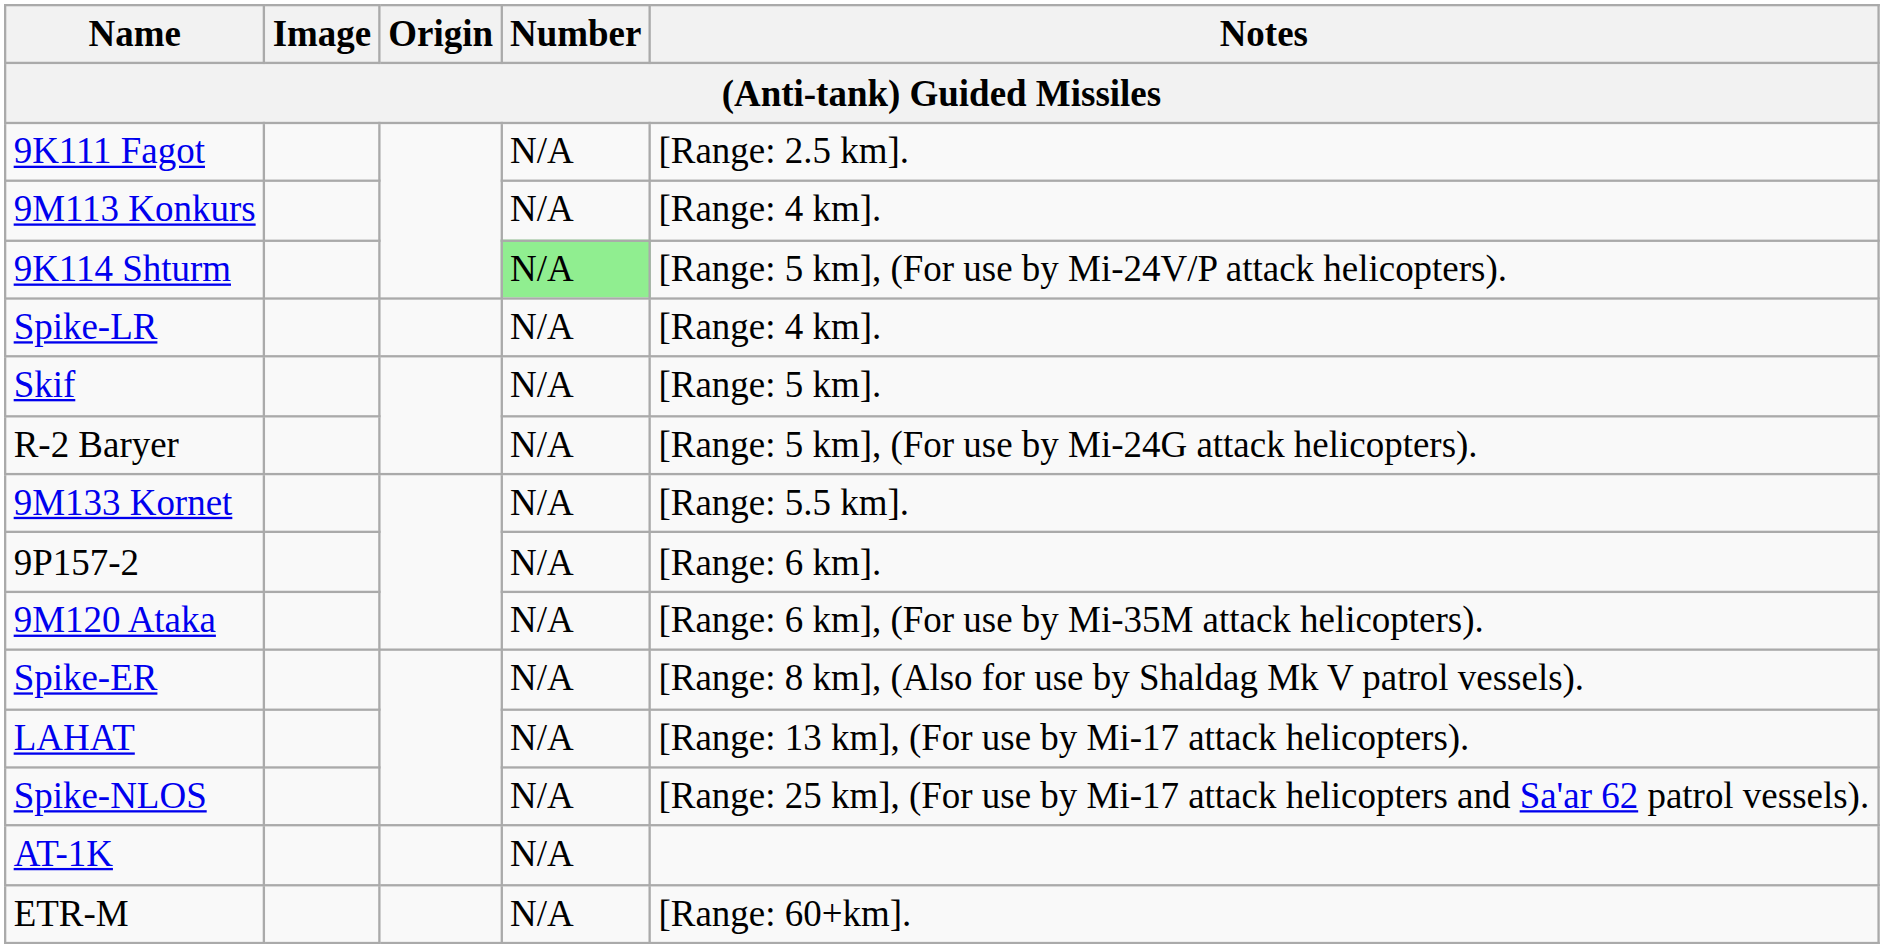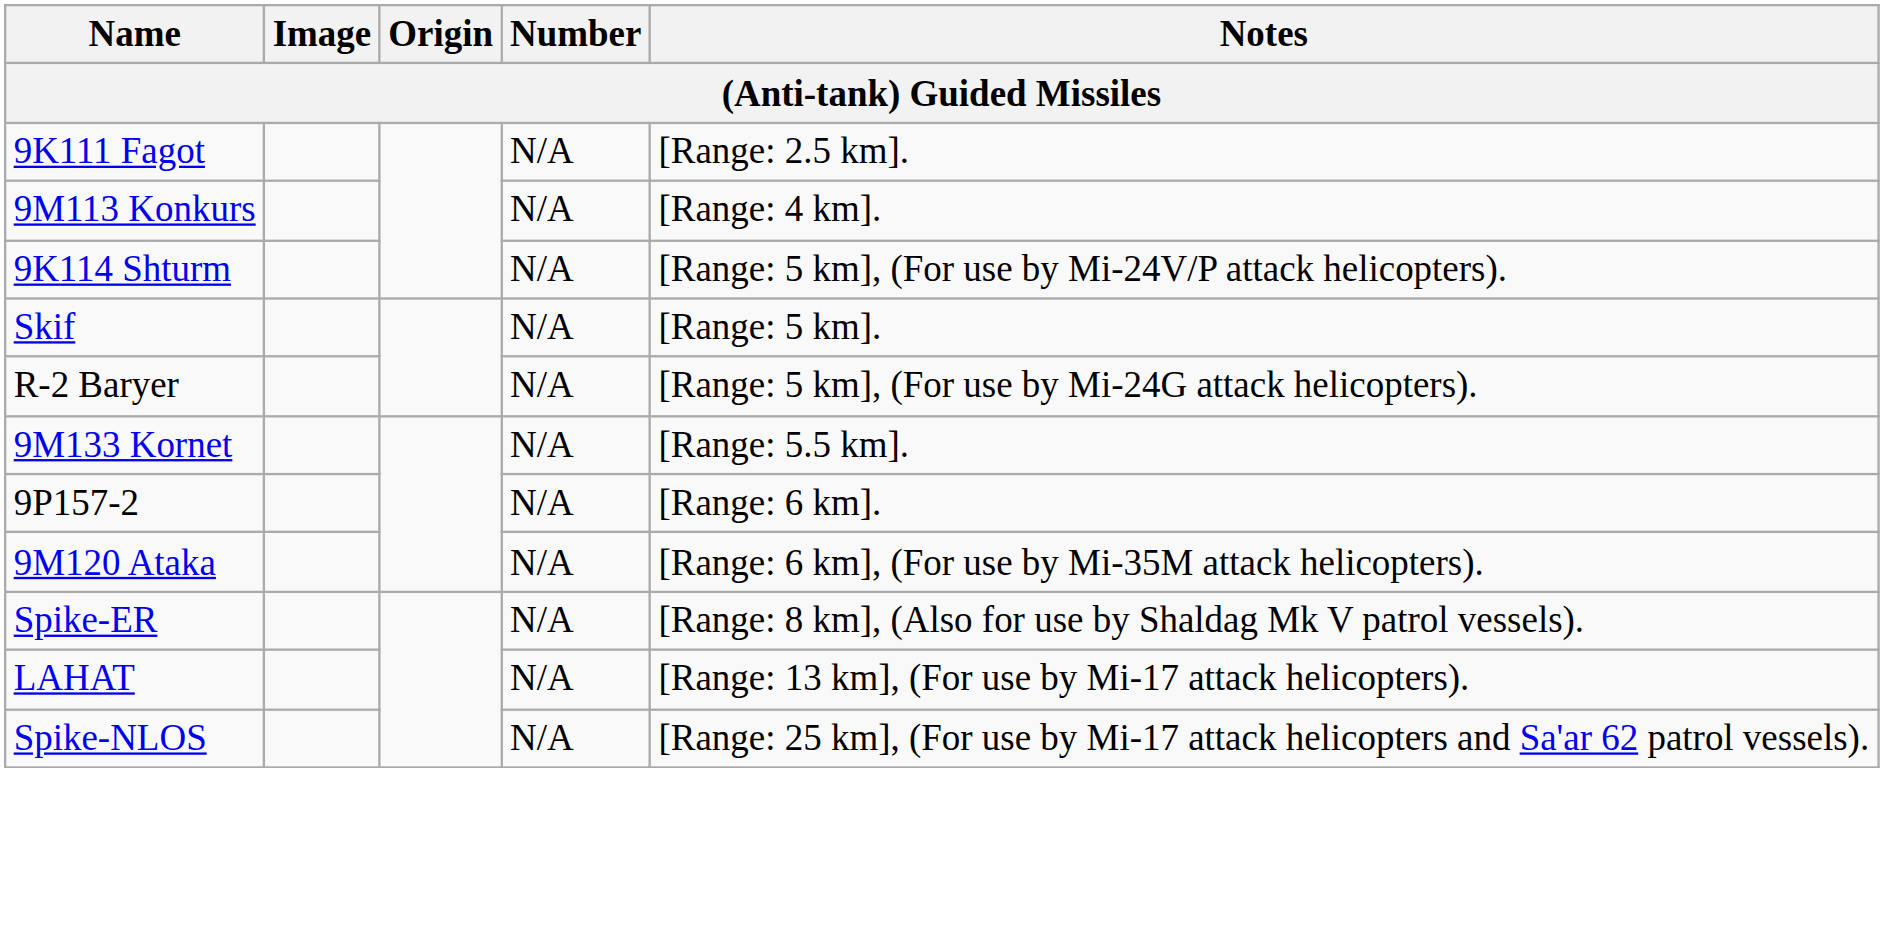(542, 268) lightgreen background -> (542, 268) no background
- row: (86, 326)
- row: (63, 854)
- row: (71, 913)
